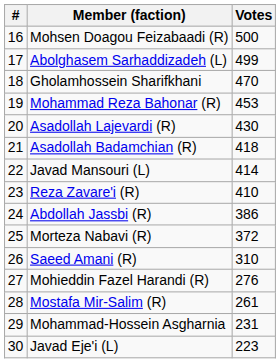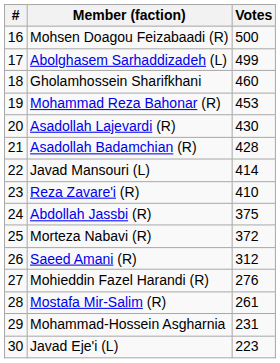(247, 81) 470 -> (247, 81) 460
(247, 148) 418 -> (247, 148) 428
(247, 214) 386 -> (247, 214) 375
(247, 258) 310 -> (247, 258) 312
